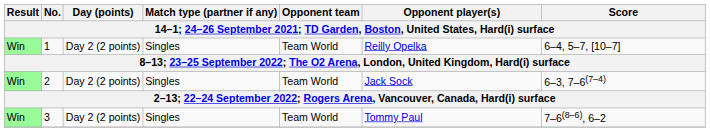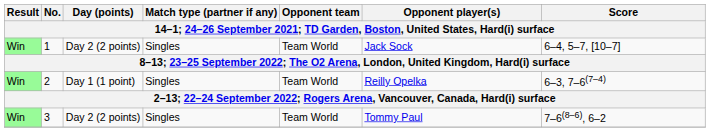(396, 46) Reilly Opelka -> (388, 46) Jack Sock
(103, 81) Day 2 (2 points) -> (100, 81) Day 1 (1 point)
(388, 81) Jack Sock -> (396, 81) Reilly Opelka
